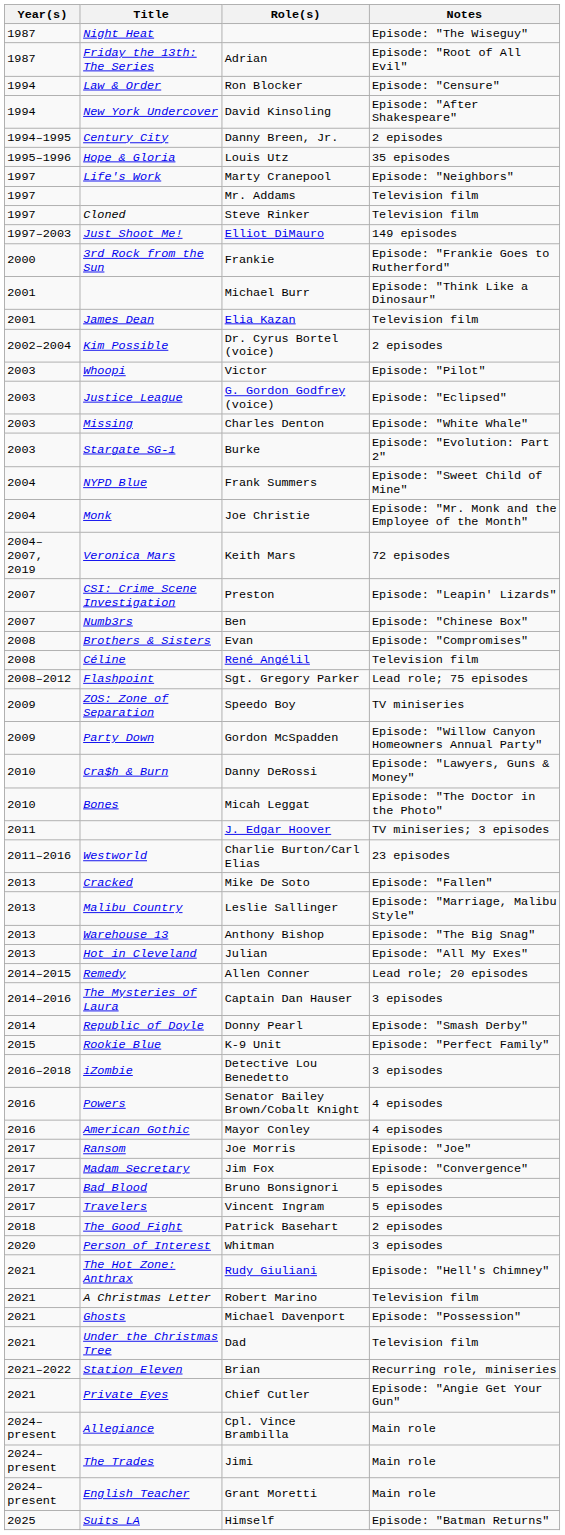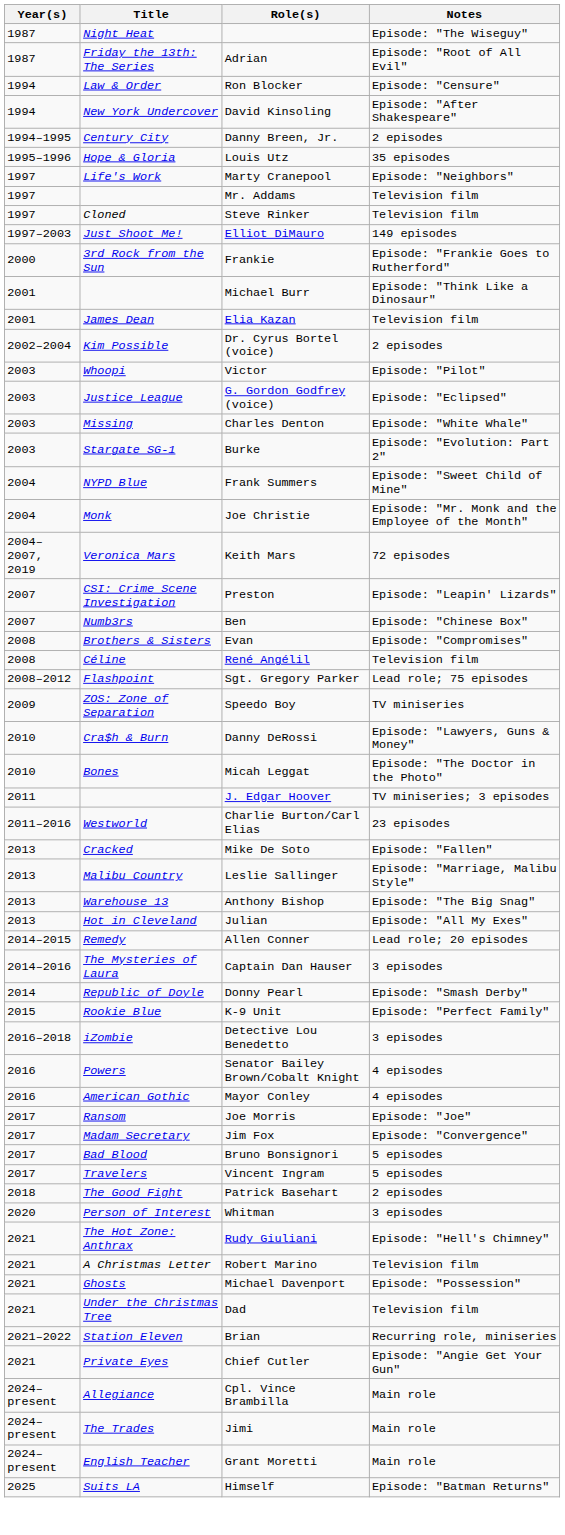- row: (281, 738)
